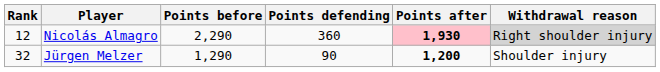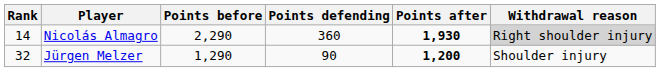(23, 35) 12 -> (23, 35) 14
(441, 35) pink background -> (441, 35) no background
